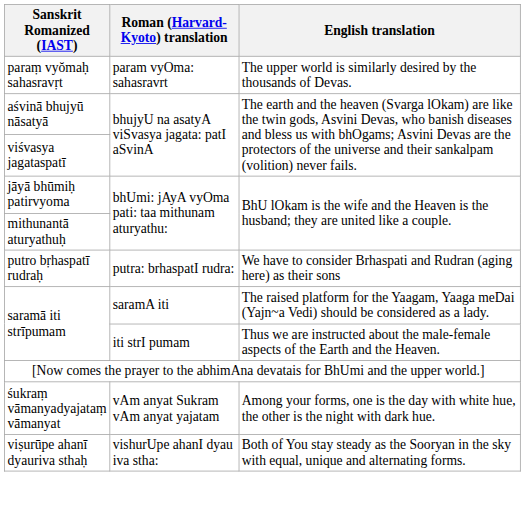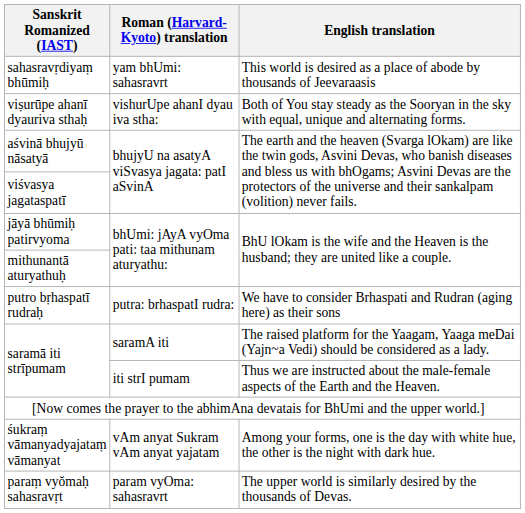+ row: (50, 75)
rows swapped: (48, 75) <-> (47, 452)
